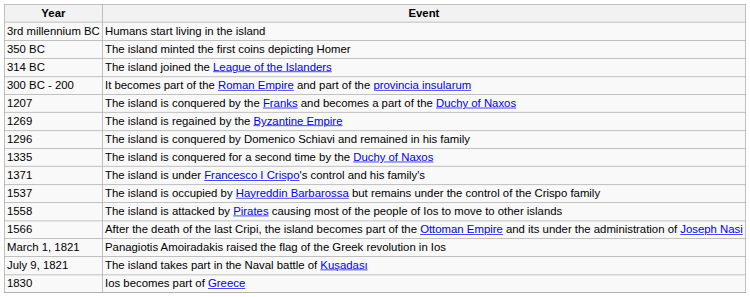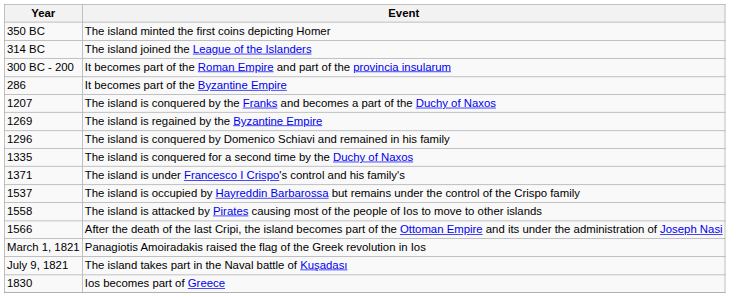- row: (185, 31)
+ row: (186, 85)
